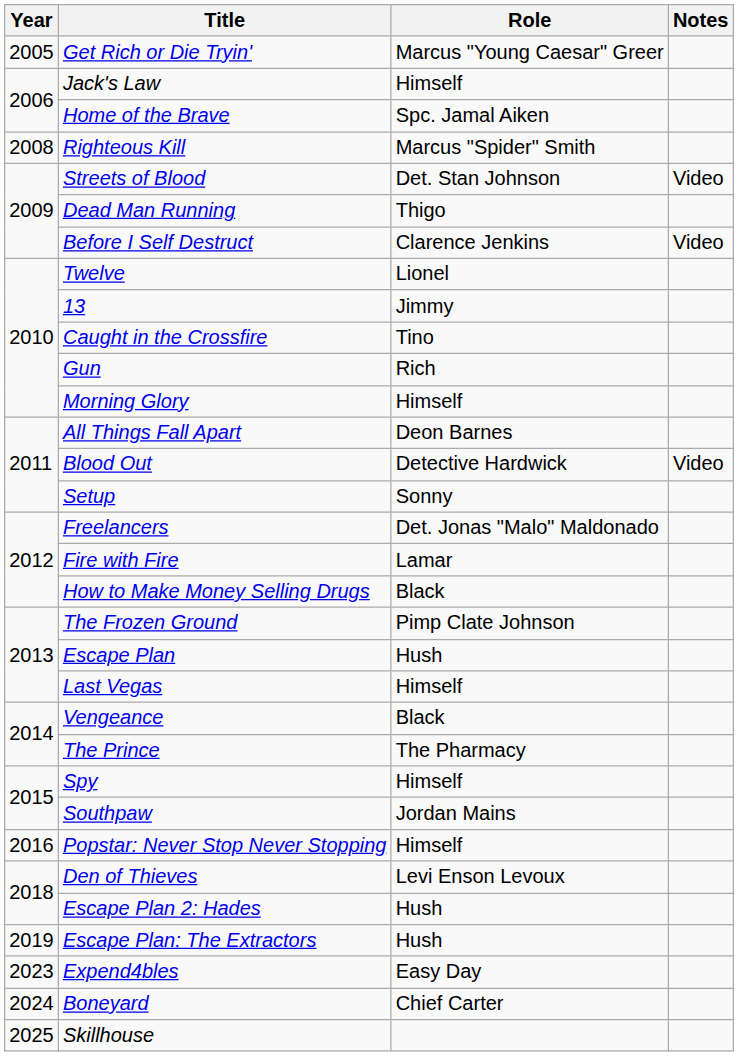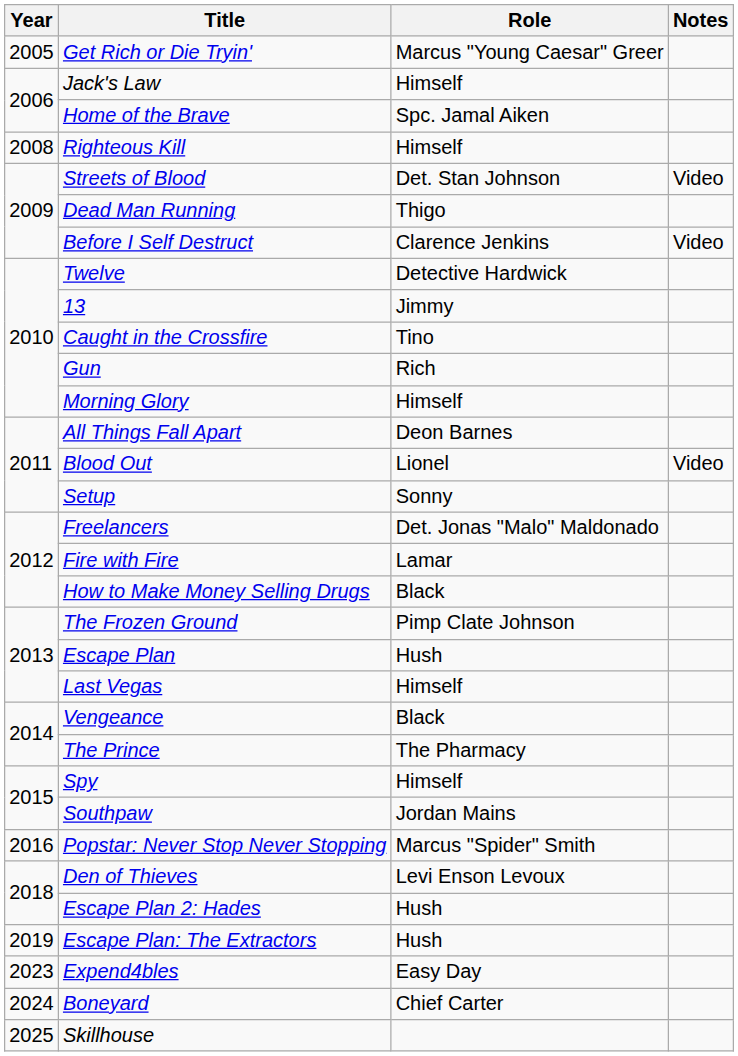(496, 147) Marcus "Spider" Smith -> (429, 147) Himself
(422, 274) Lionel -> (481, 274) Detective Hardwick
(481, 464) Detective Hardwick -> (422, 464) Lionel
(429, 845) Himself -> (496, 845) Marcus "Spider" Smith
